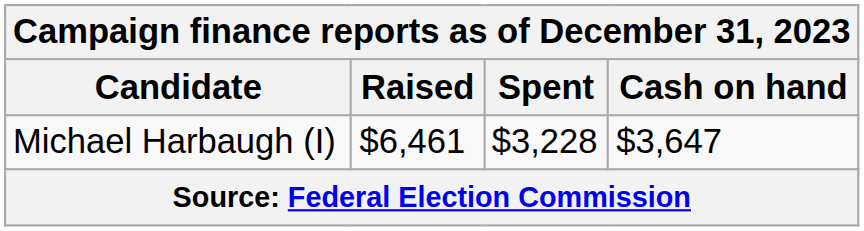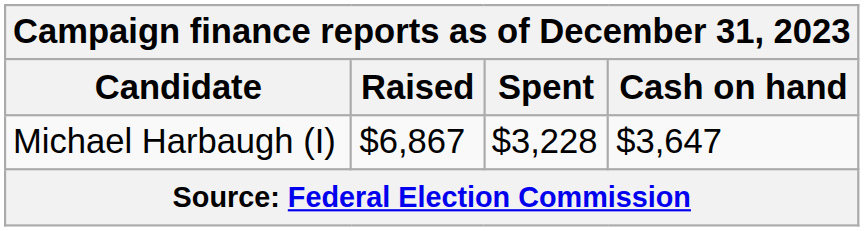(412, 141) $6,461 -> (412, 141) $6,867
